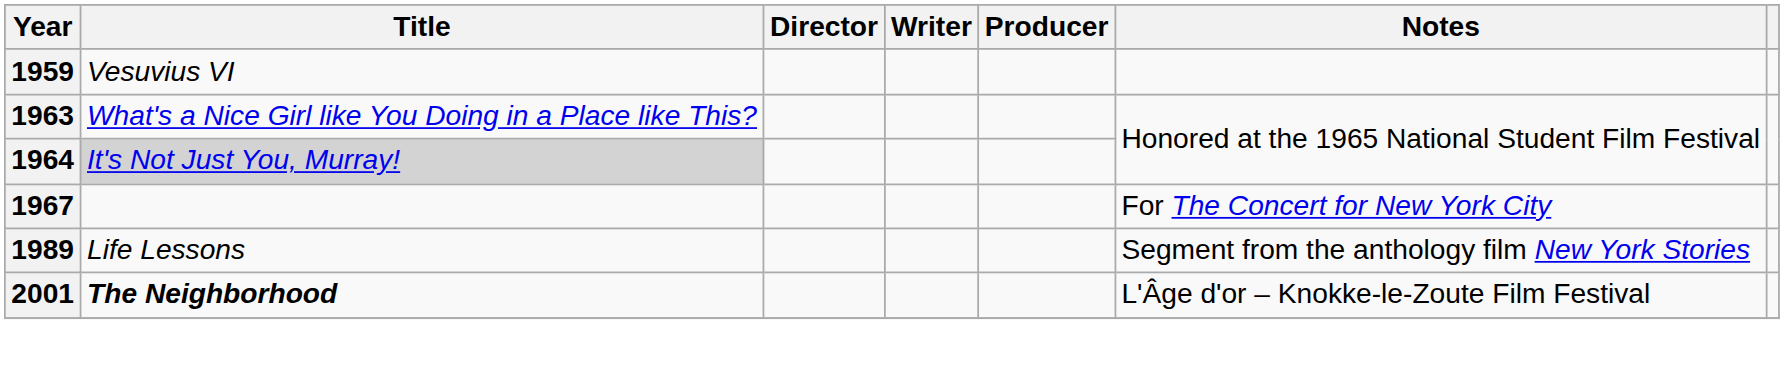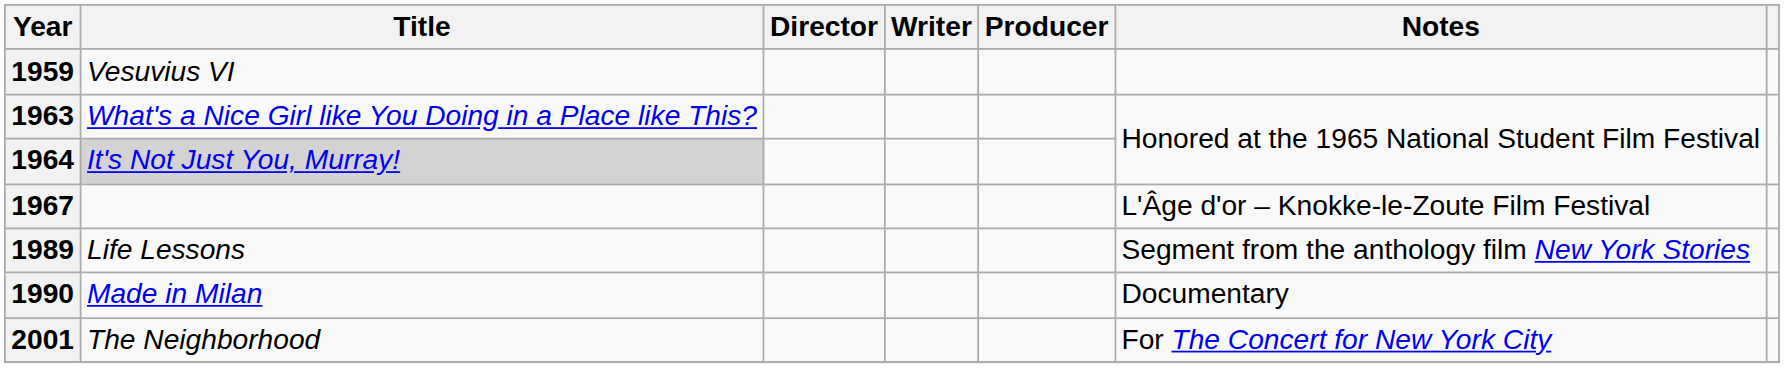(1336, 205) For The Concert for New York City -> (1386, 205) L'Âge d'or – Knokke-le-Zoute Film Festival
+ row: (43, 294)
(212, 294) bold -> (204, 339) normal
(1386, 294) L'Âge d'or – Knokke-le-Zoute Film Festival -> (1336, 339) For The Concert for New York City
